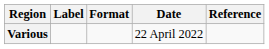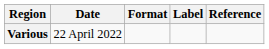columns swapped: (169, 14) <-> (69, 14)
